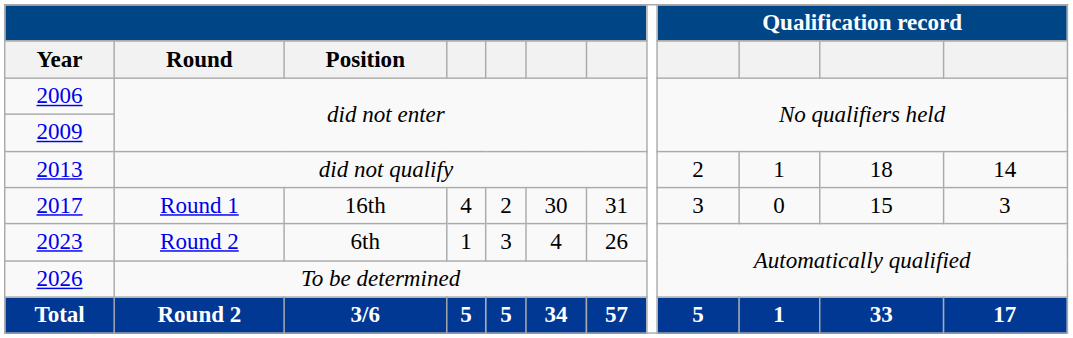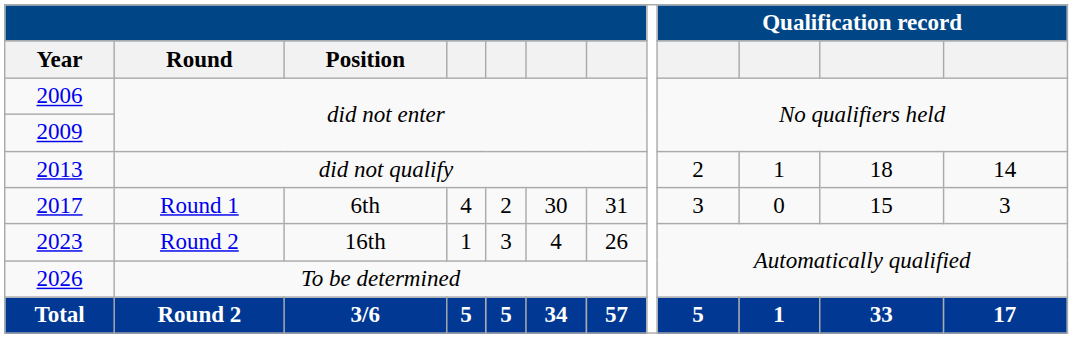(365, 205) 16th -> (365, 205) 6th
(365, 242) 6th -> (365, 242) 16th
